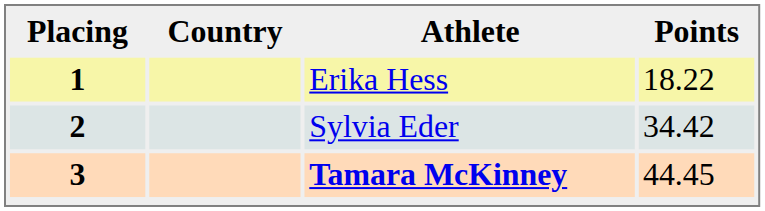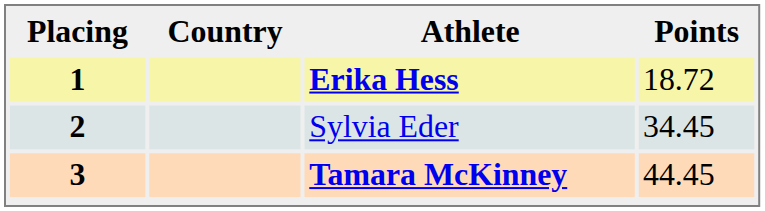(379, 79) normal -> (384, 79) bold
(679, 79) 18.22 -> (679, 79) 18.72
(679, 126) 34.42 -> (679, 126) 34.45
